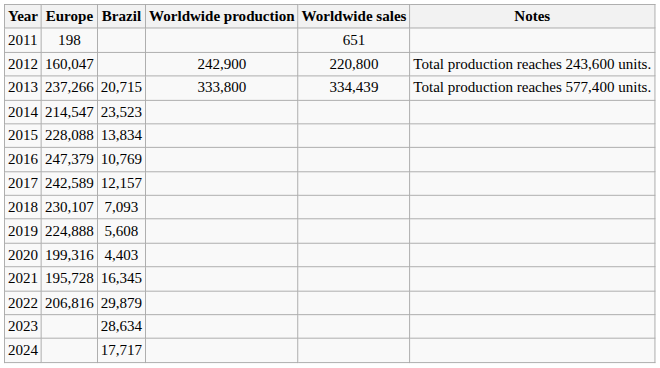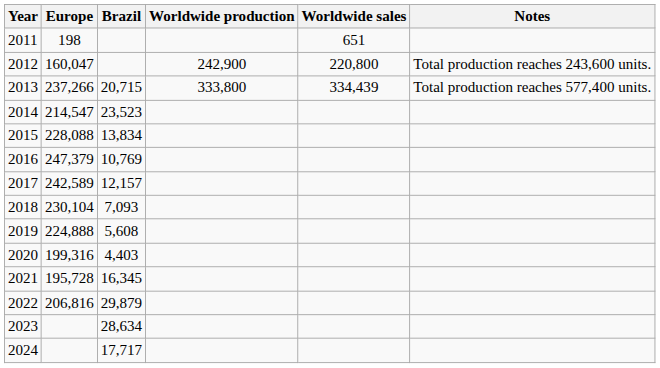(69, 207) 230,107 -> (69, 207) 230,104
